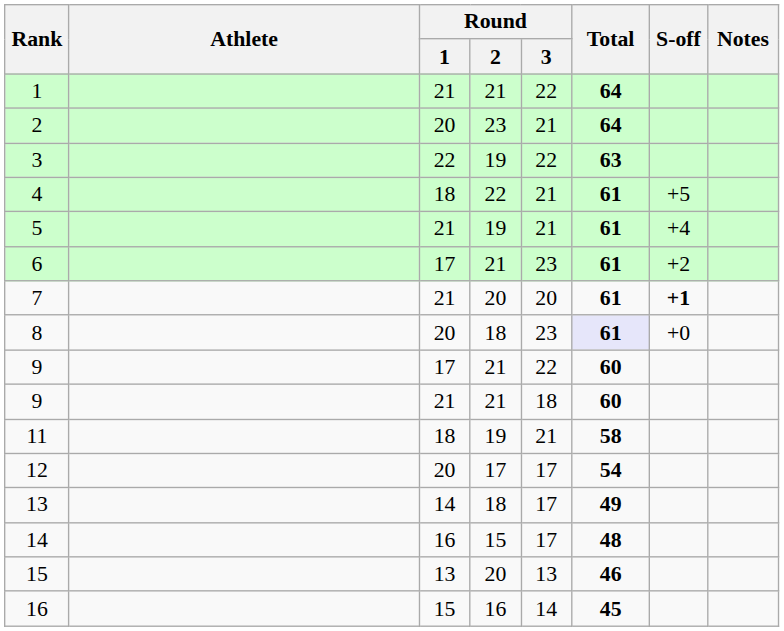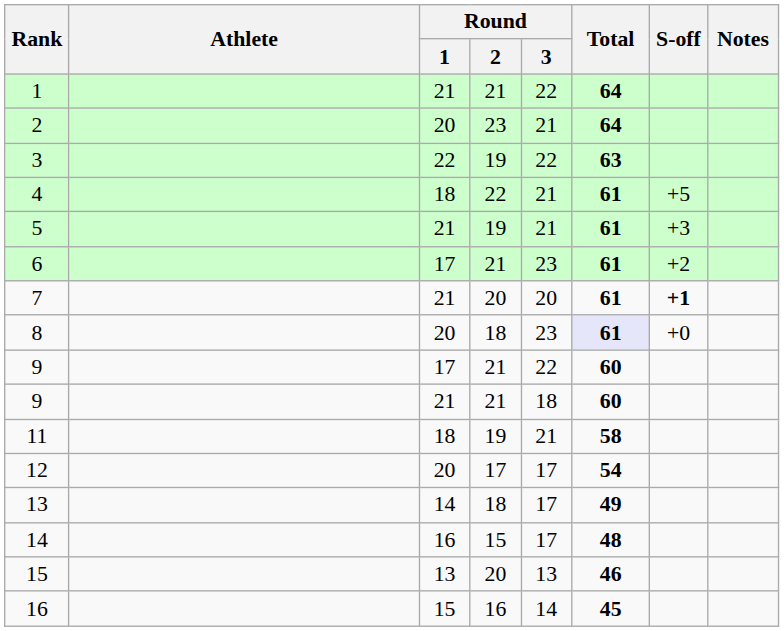(678, 228) +4 -> (678, 228) +3
